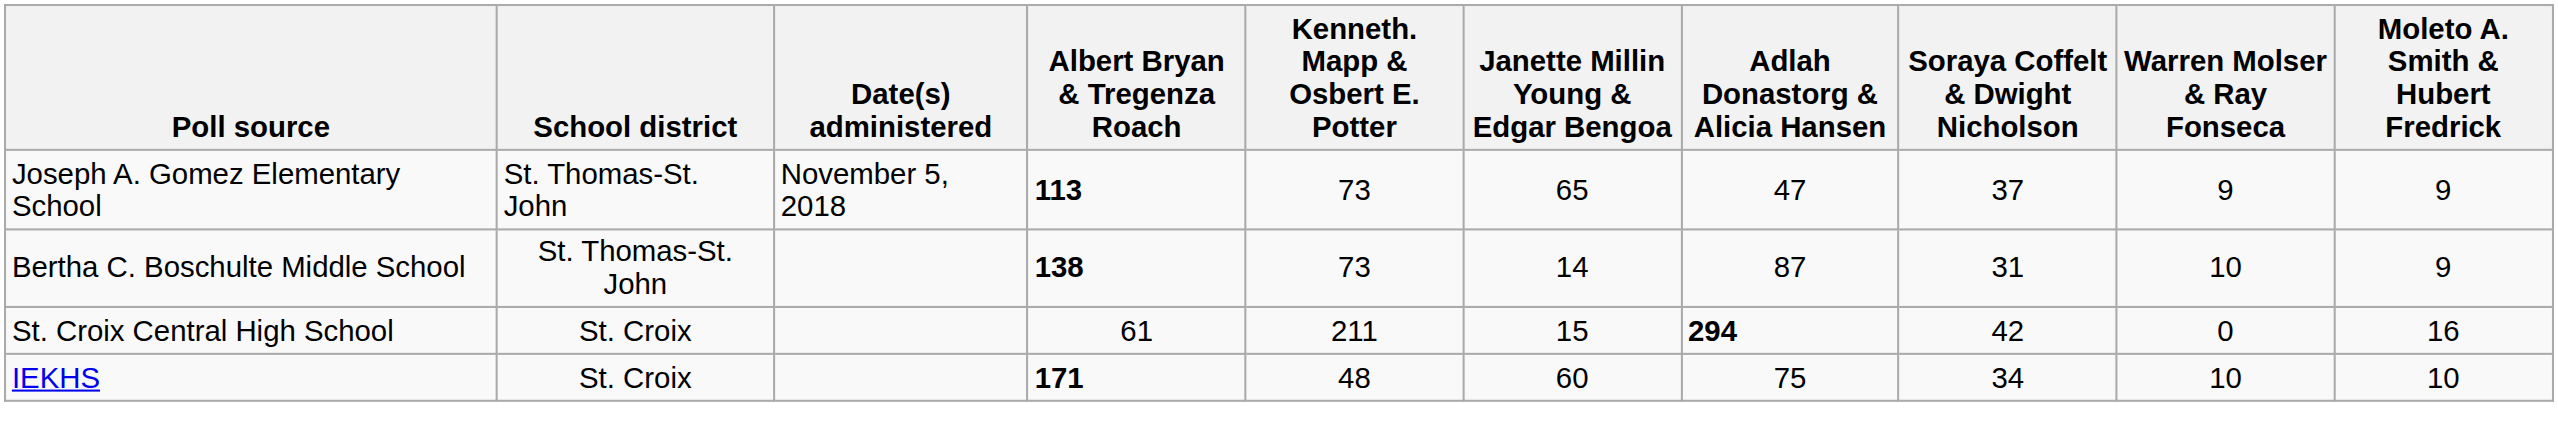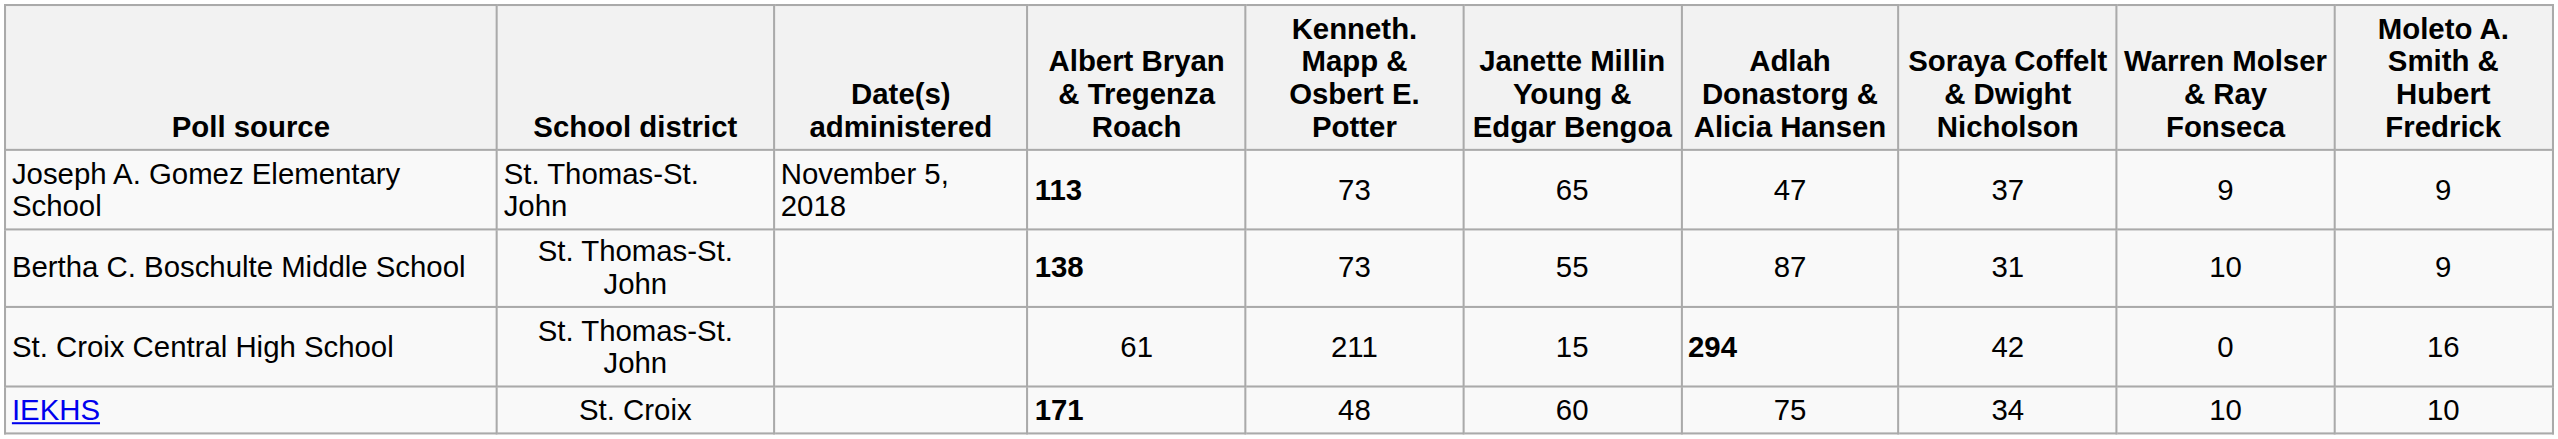(1572, 268) 14 -> (1572, 268) 55
(635, 331) St. Croix -> (635, 347) St. Thomas-St. John
